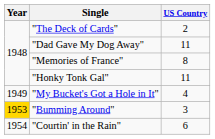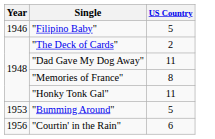+ row: (64, 28)
- row: (95, 93)
(17, 110) gold background -> (17, 110) no background
(185, 110) 3 -> (171, 110) 5
(17, 126) 1954 -> (17, 126) 1956
